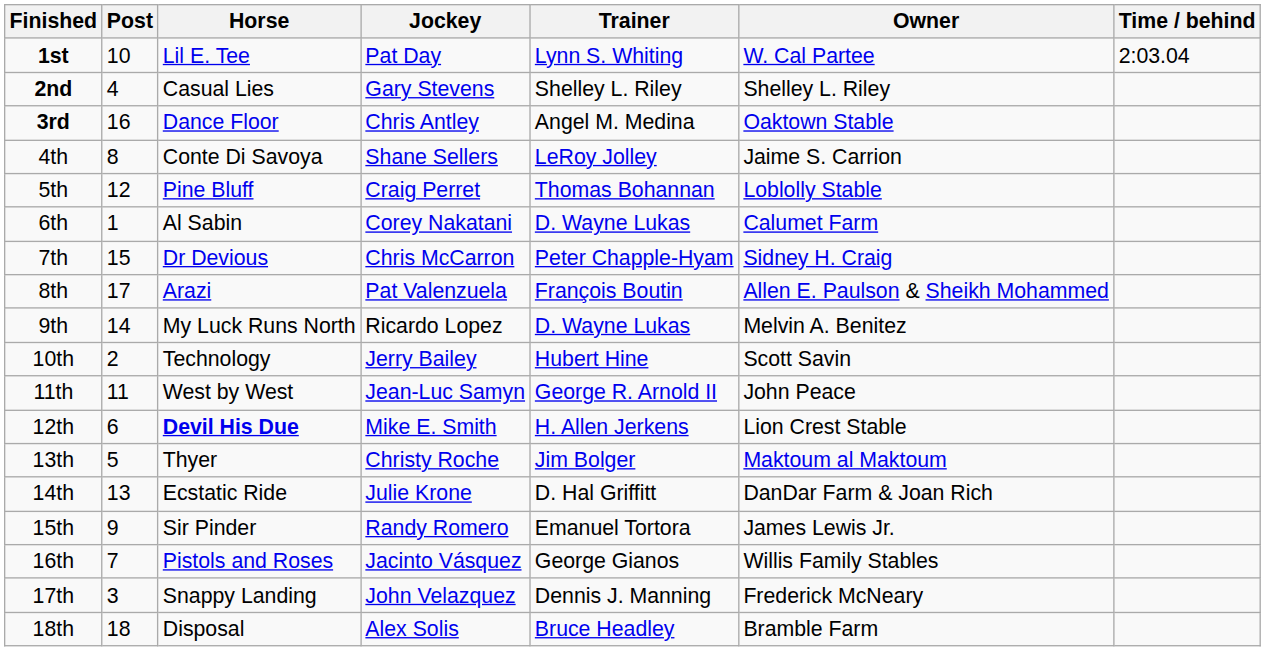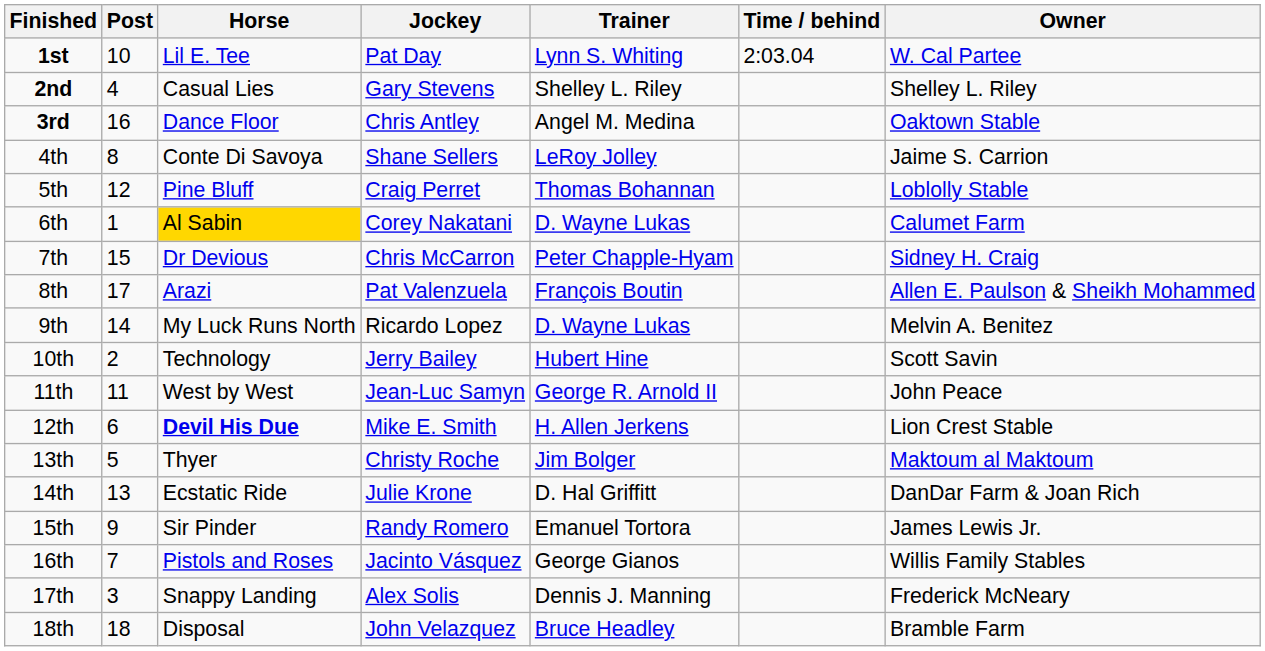columns swapped: (926, 21) <-> (1187, 21)
(202, 223) no background -> (202, 223) gold background
(440, 595) John Velazquez -> (412, 595) Alex Solis
(412, 628) Alex Solis -> (440, 628) John Velazquez
